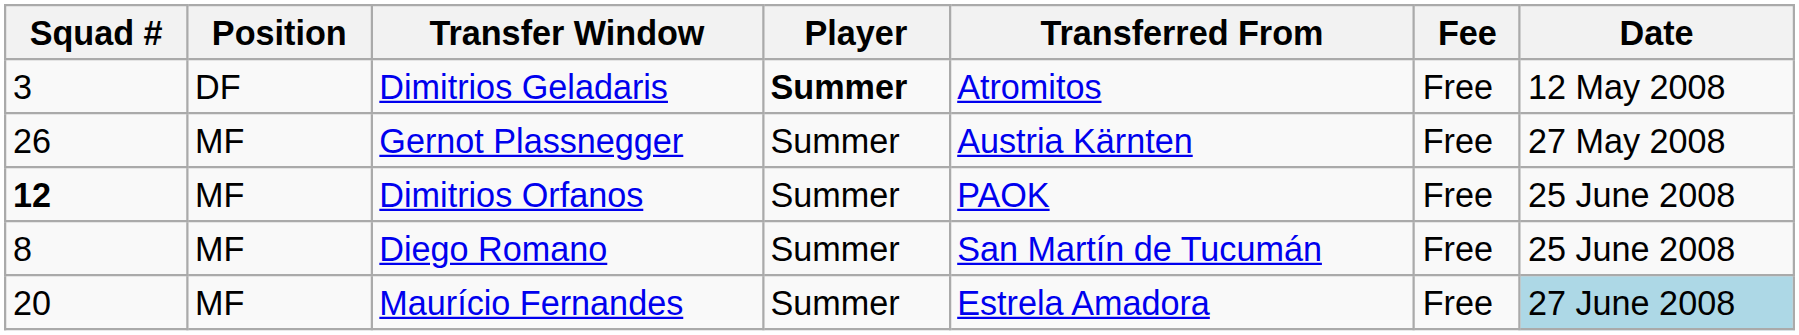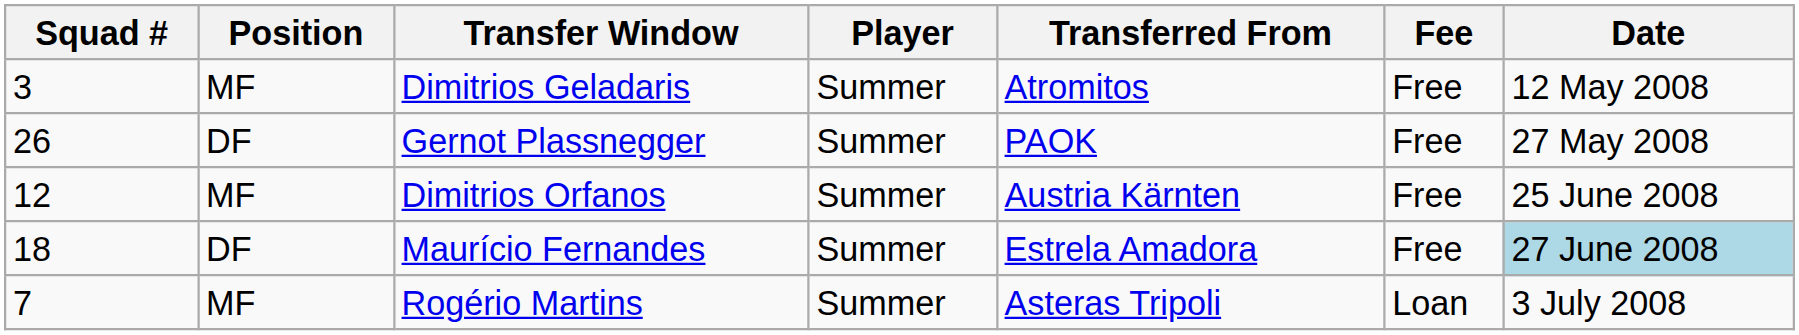(218, 87) DF -> (231, 87) MF
(839, 87) bold -> (881, 87) normal
(220, 141) MF -> (229, 141) DF
(1075, 141) Austria Kärnten -> (1051, 141) PAOK
(32, 195) bold -> (32, 195) normal
(1003, 195) PAOK -> (1122, 195) Austria Kärnten
- row: (493, 249)
(32, 303) 20 -> (32, 249) 18
(220, 303) MF -> (229, 249) DF
+ row: (522, 303)
